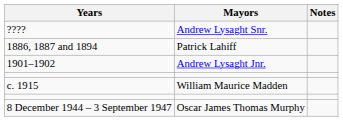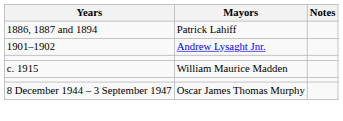- row: (16, 30)
